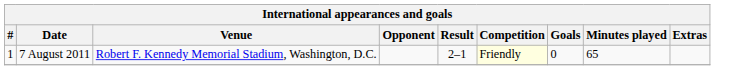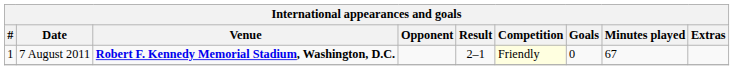(236, 55) normal -> (245, 55) bold
(592, 55) 65 -> (611, 55) 67
